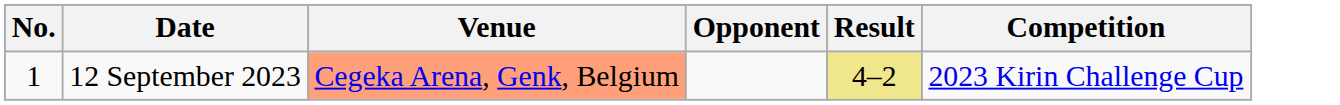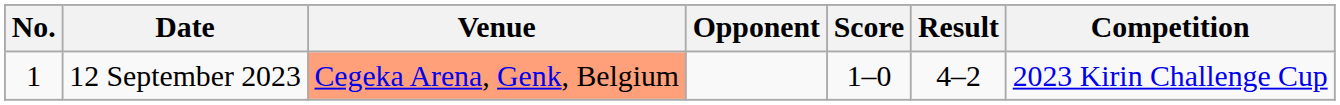+ column: (869, 28)
(874, 75) khaki background -> (958, 75) no background
